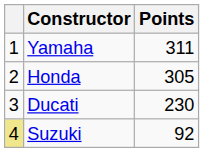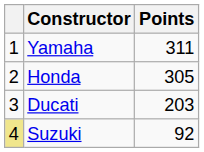(179, 105) 230 -> (179, 105) 203
